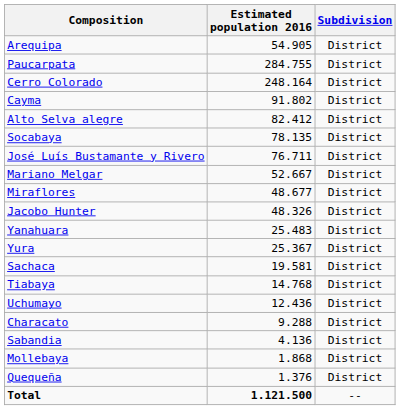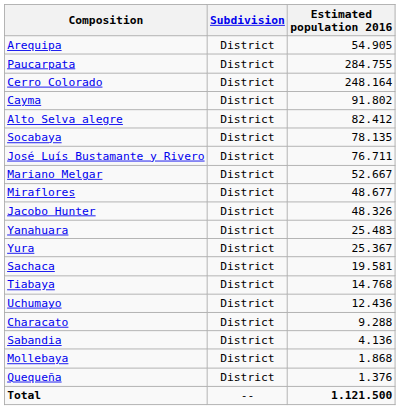columns swapped: (261, 20) <-> (355, 20)
